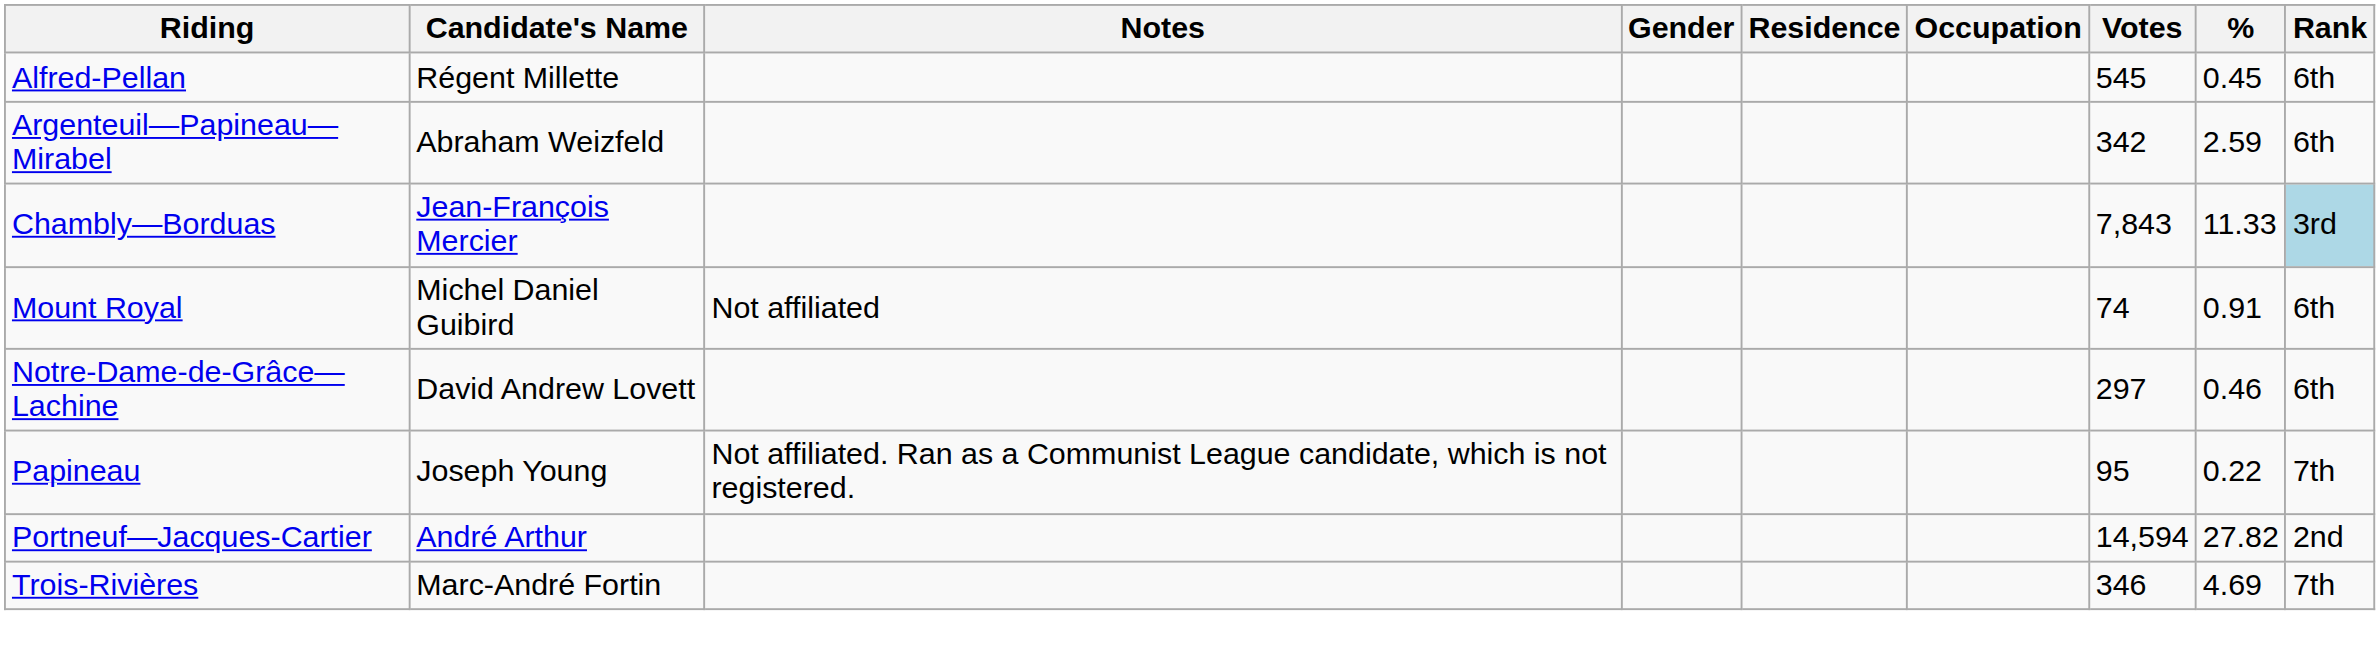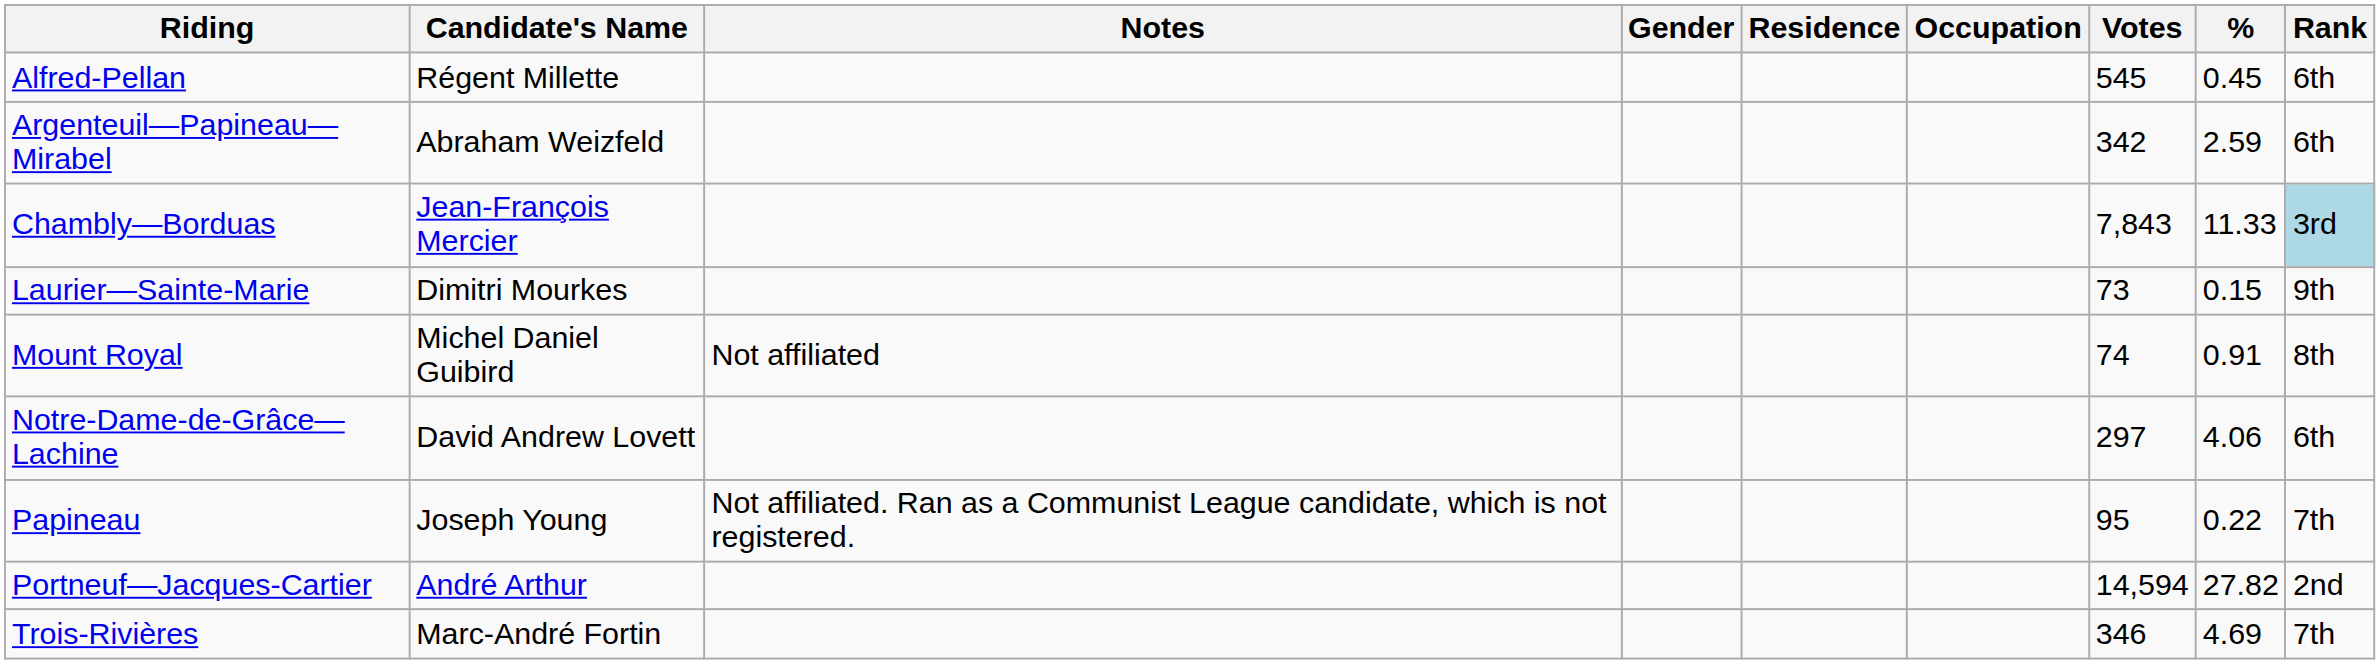+ row: (161, 289)
(2314, 306) 6th -> (2314, 355) 8th
(2232, 389) 0.46 -> (2232, 437) 4.06
